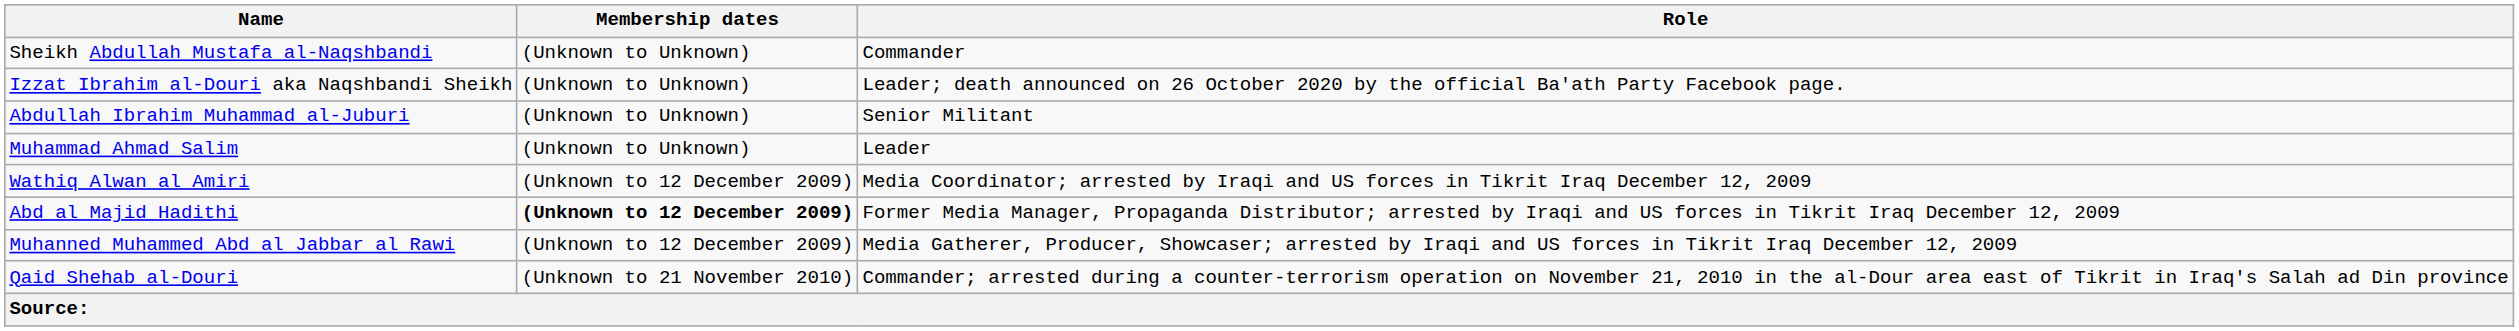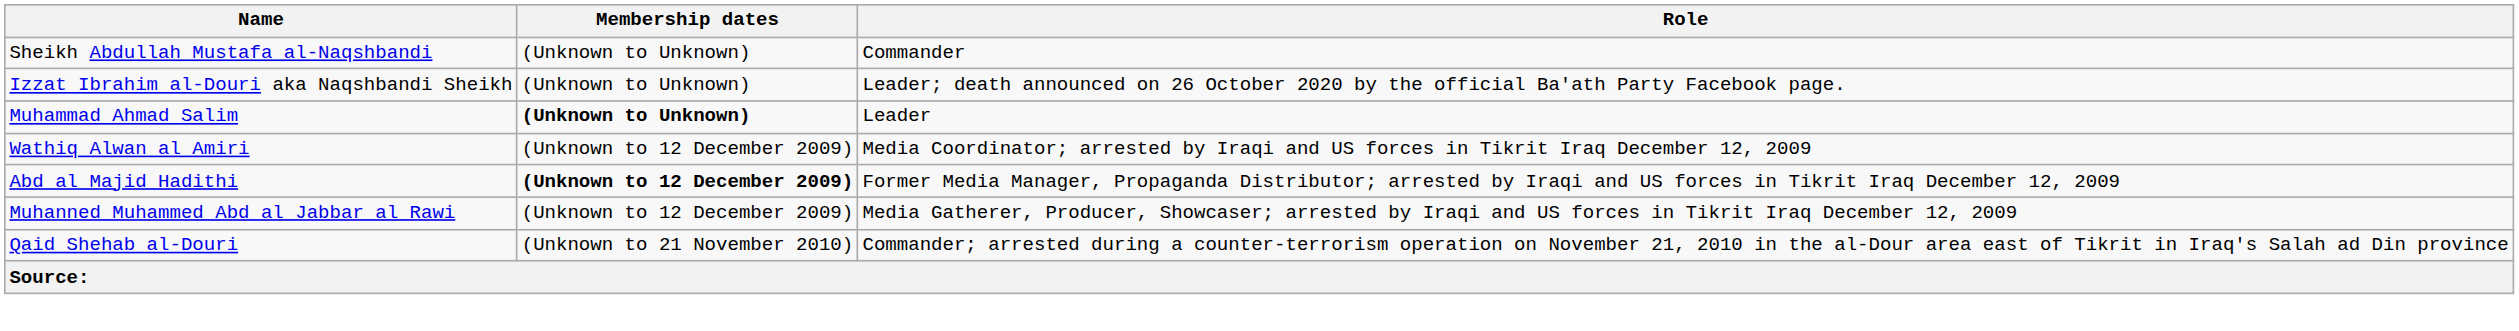- row: (209, 117)
(636, 149) normal -> (636, 117) bold
